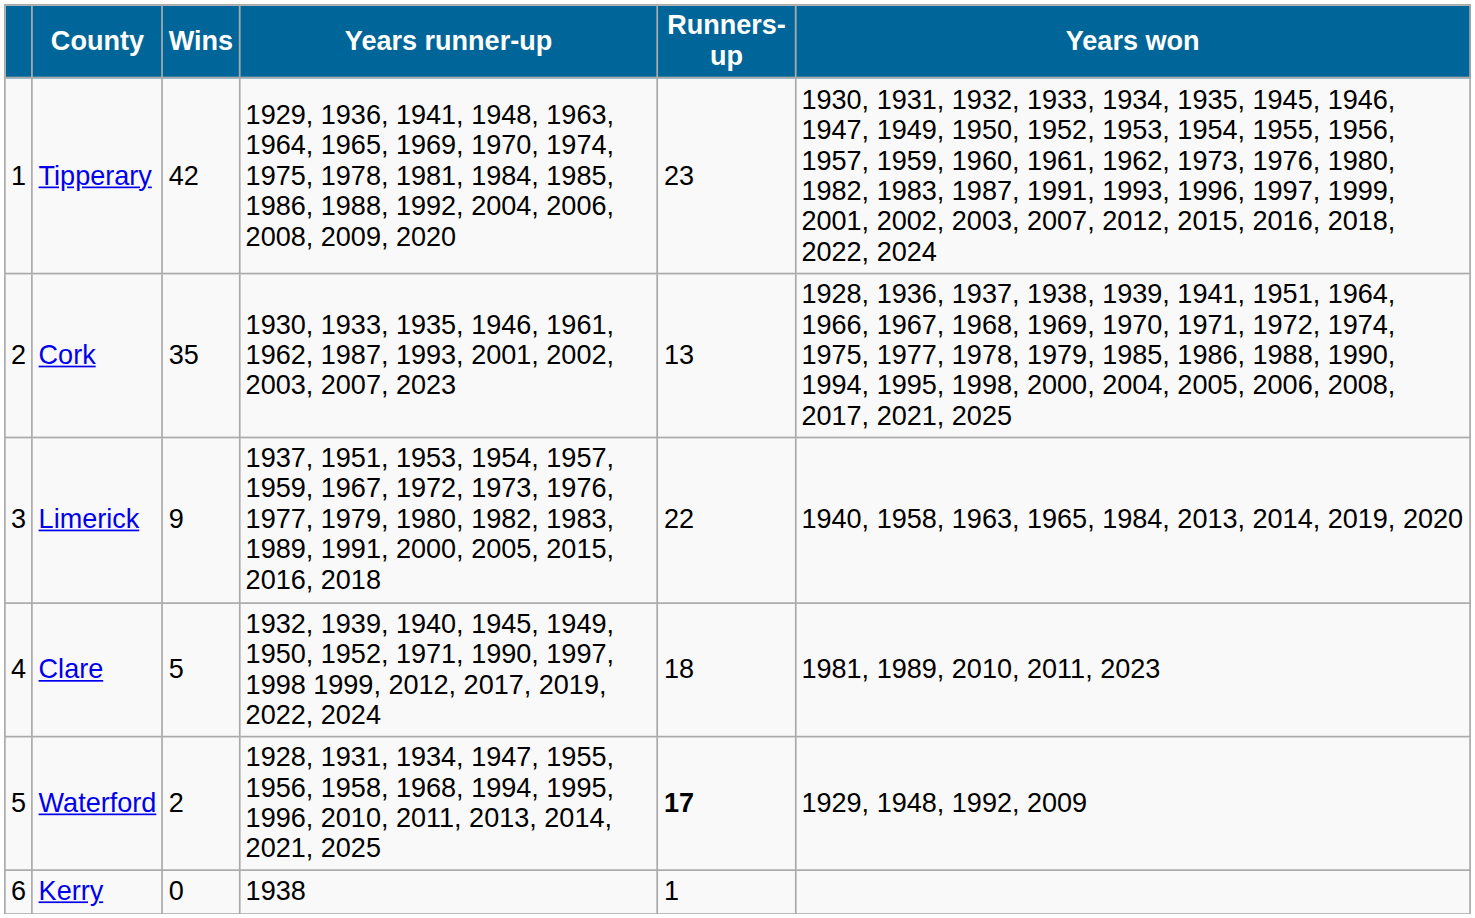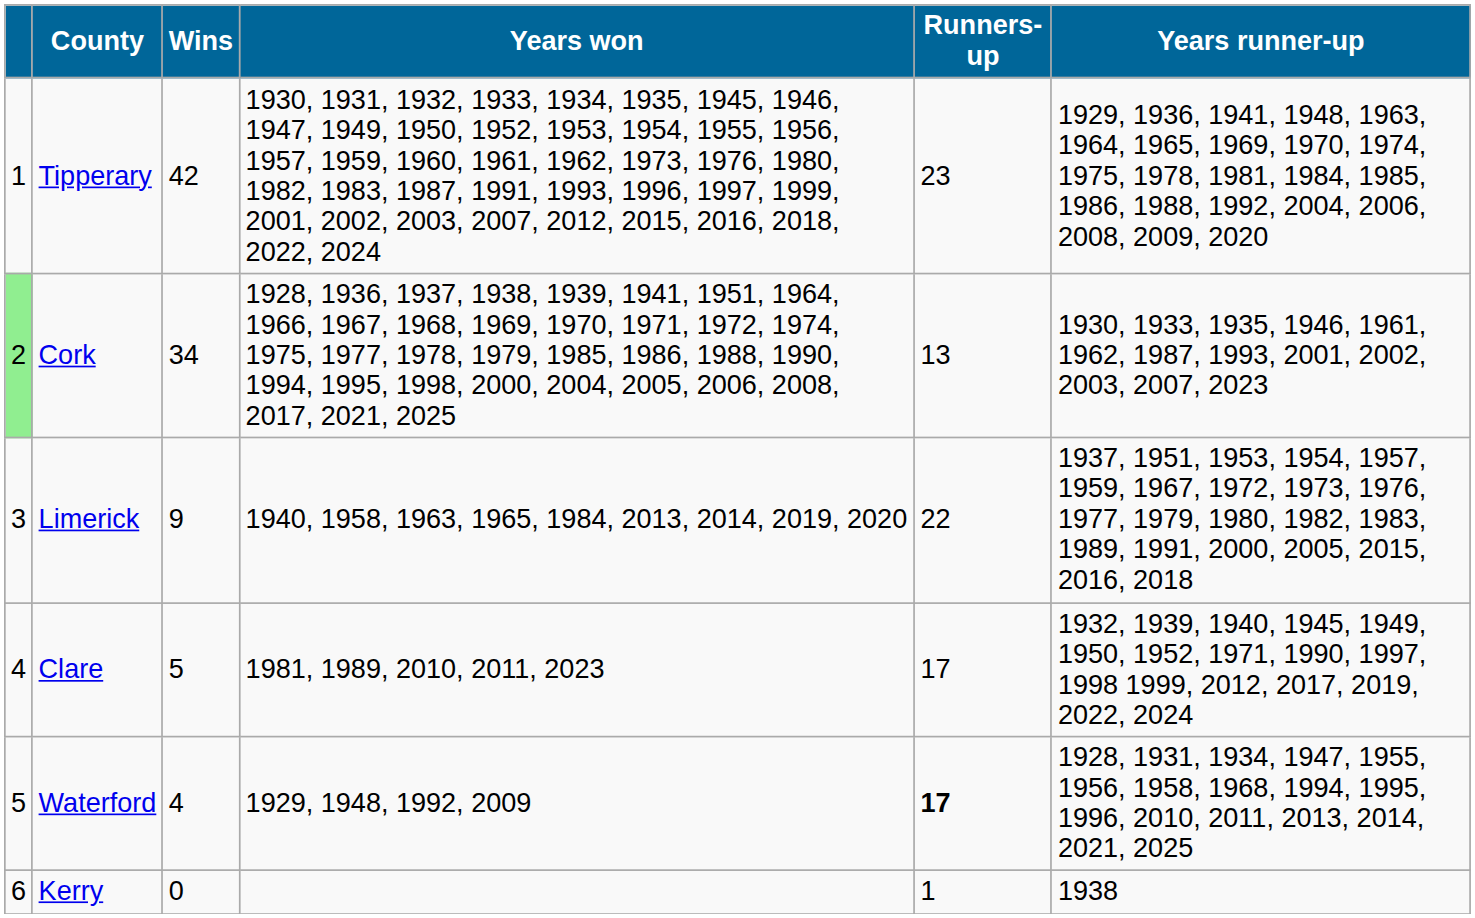columns swapped: (1133, 41) <-> (449, 41)
(19, 355) no background -> (19, 355) lightgreen background
(184, 355) 35 -> (184, 355) 34
(679, 668) 18 -> (935, 668) 17
(176, 803) 2 -> (176, 803) 4
